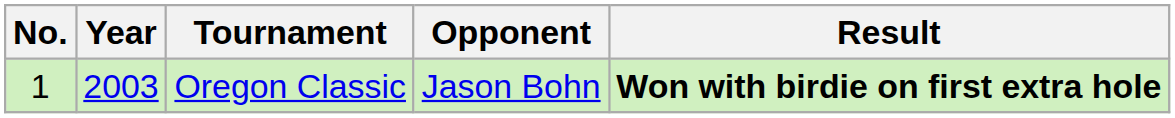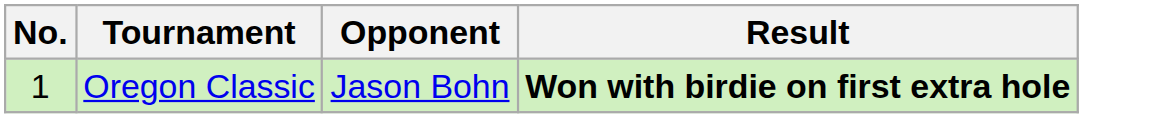- column: (121, 32)
